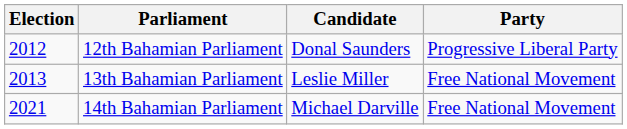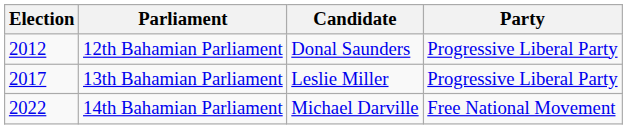(28, 78) 2013 -> (28, 78) 2017
(521, 78) Free National Movement -> (522, 78) Progressive Liberal Party
(28, 108) 2021 -> (28, 108) 2022
